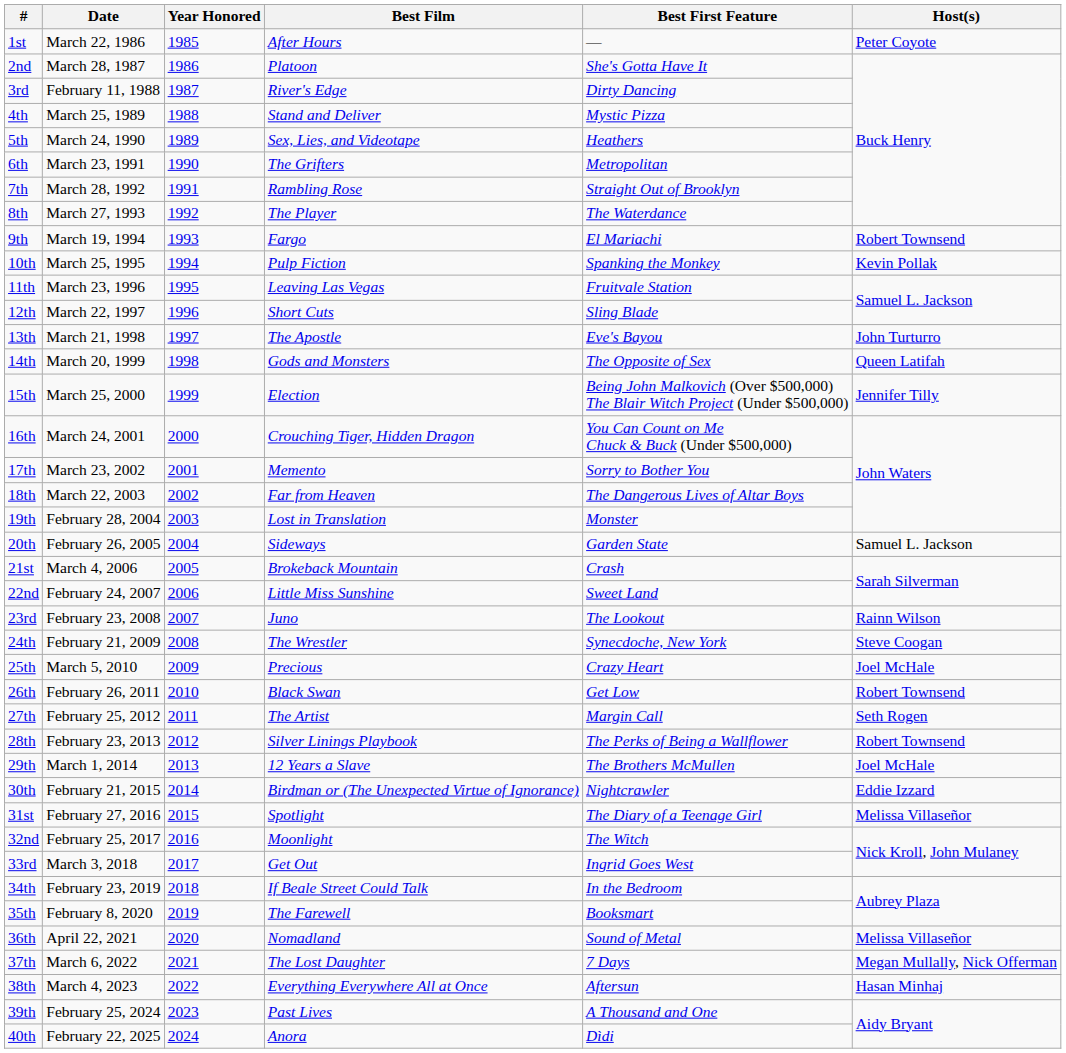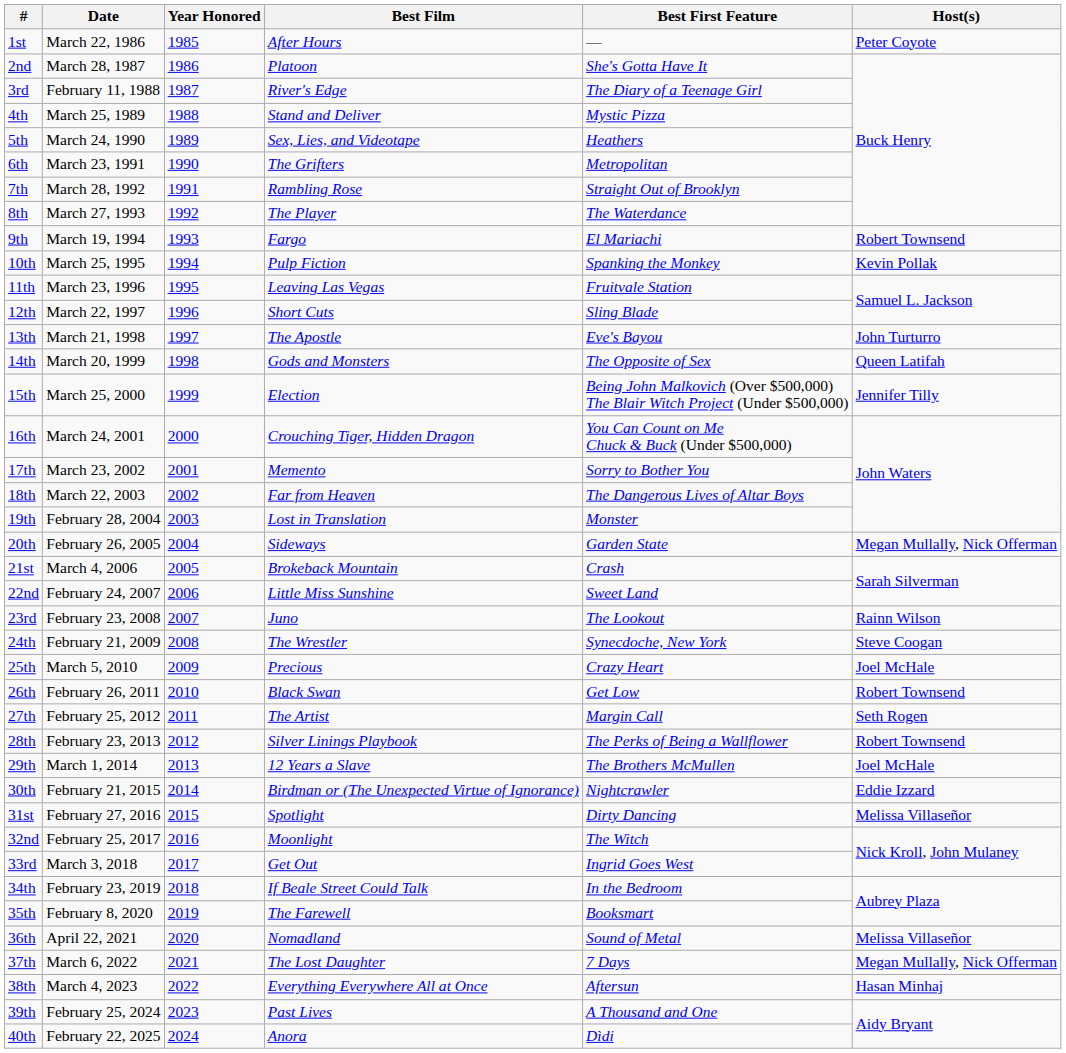(631, 90) Dirty Dancing -> (674, 90) The Diary of a Teenage Girl
(914, 544) Samuel L. Jackson -> (956, 544) Megan Mullally, Nick Offerman
(674, 814) The Diary of a Teenage Girl -> (631, 814) Dirty Dancing
